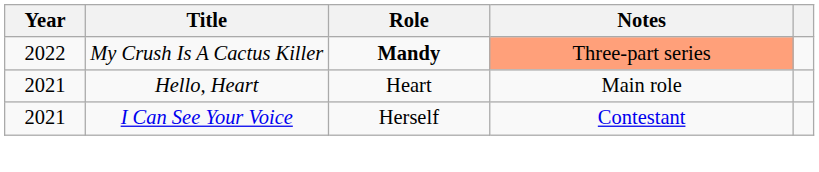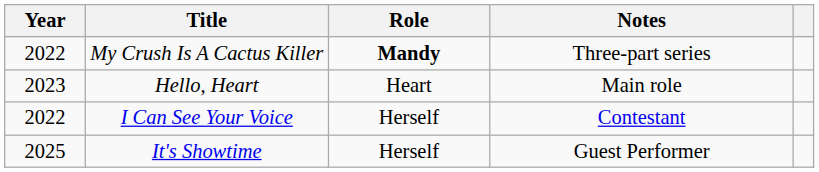(642, 53) lightsalmon background -> (642, 53) no background
(45, 85) 2021 -> (45, 85) 2023
(45, 118) 2021 -> (45, 118) 2022
+ row: (207, 150)
